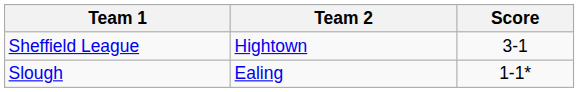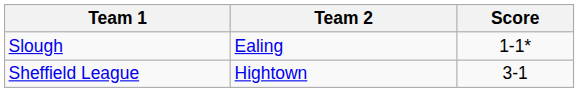rows swapped: (74, 45) <-> (36, 73)
